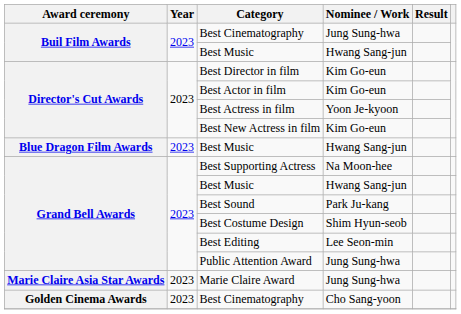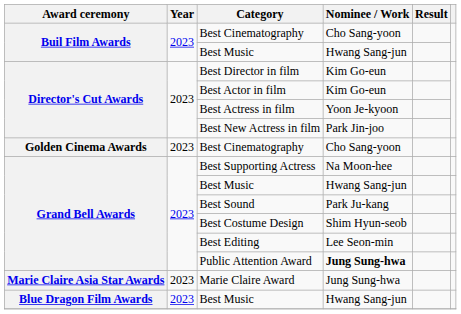(363, 33) Jung Sung-hwa -> (363, 33) Cho Sang-yoon
(356, 128) Kim Go-eun -> (355, 128) Park Jin-joo
rows swapped: (86, 299) <-> (86, 147)
(363, 261) normal -> (366, 261) bold
